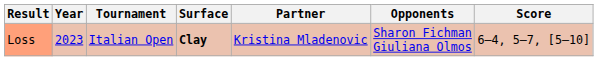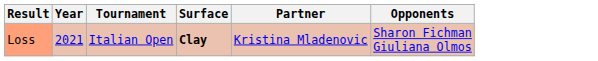- column: (534, 14)
(69, 40) 2023 -> (69, 40) 2021
